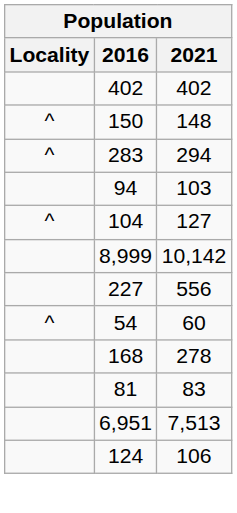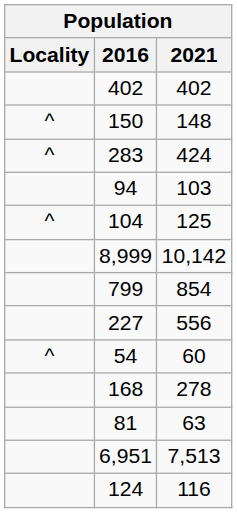(194, 155) 294 -> (194, 155) 424
(194, 222) 127 -> (194, 222) 125
+ row: (126, 289)
(194, 389) 83 -> (194, 423) 63
(194, 456) 106 -> (194, 490) 116
